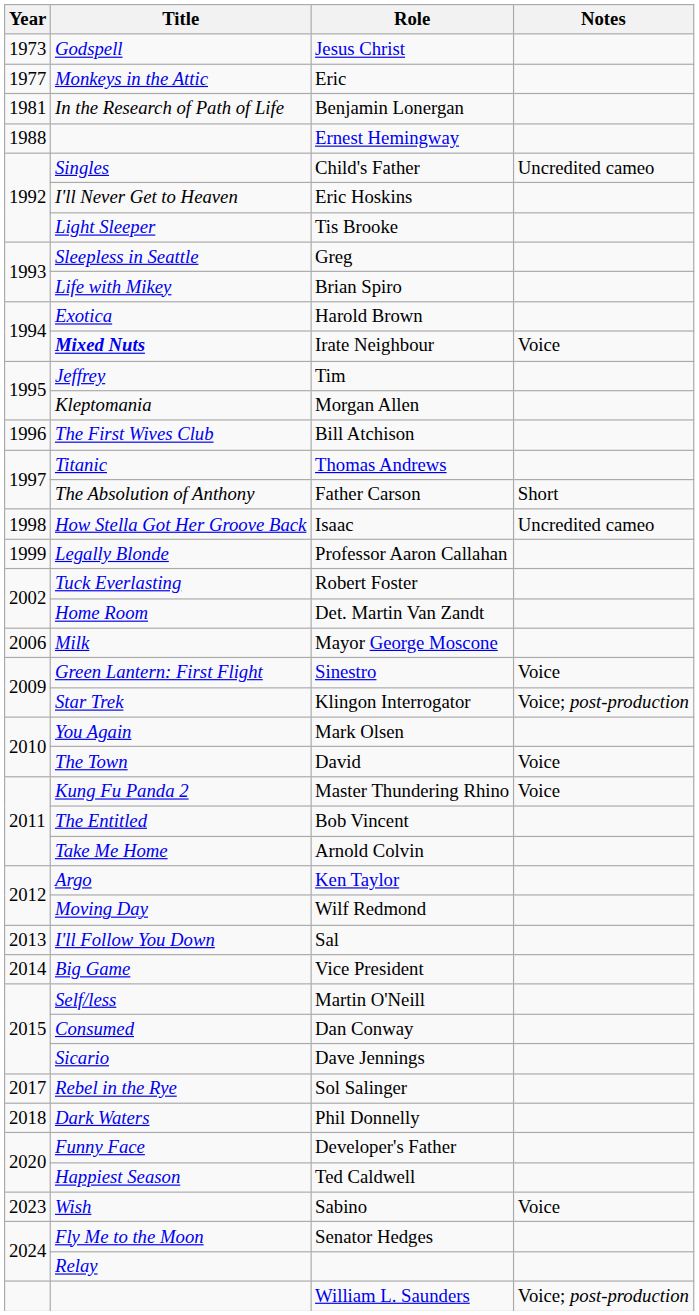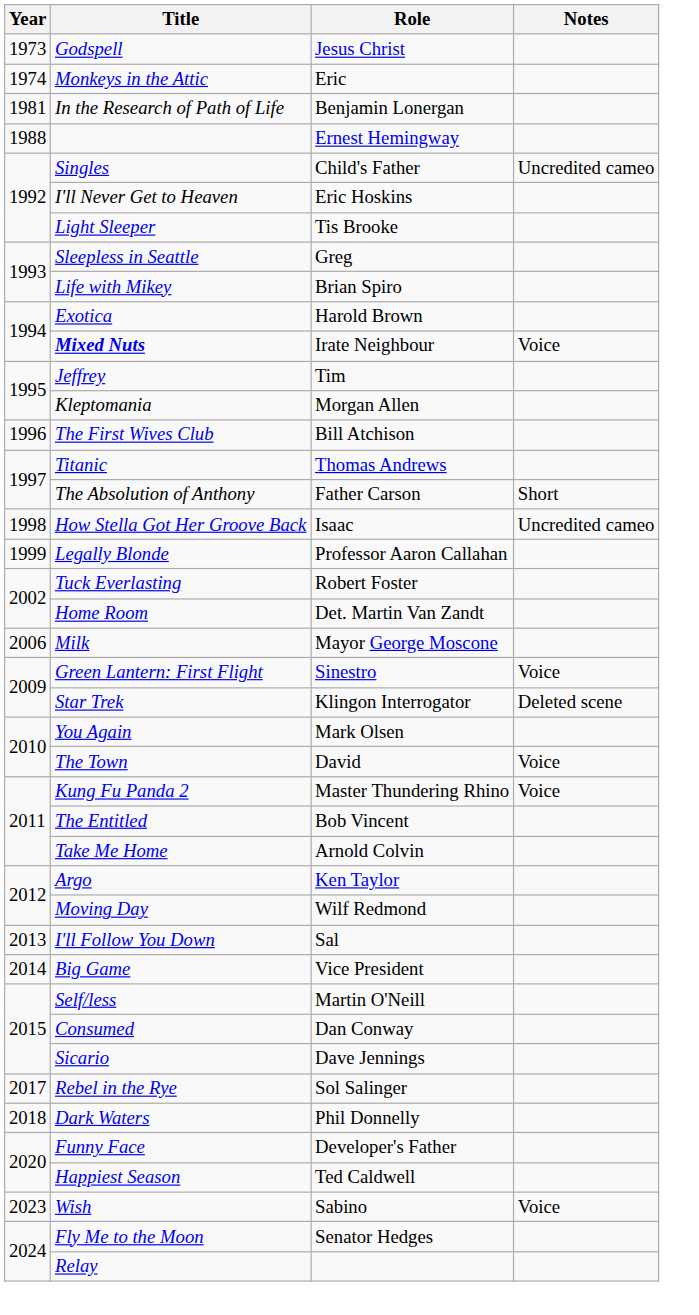(28, 78) 1977 -> (28, 78) 1974
(603, 702) Voice; post-production -> (570, 702) Deleted scene
- row: (392, 1295)
